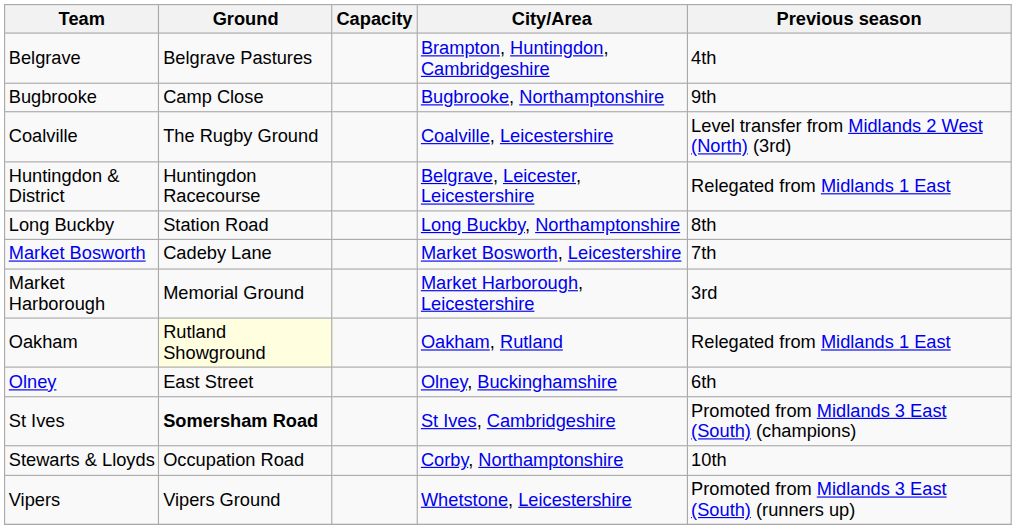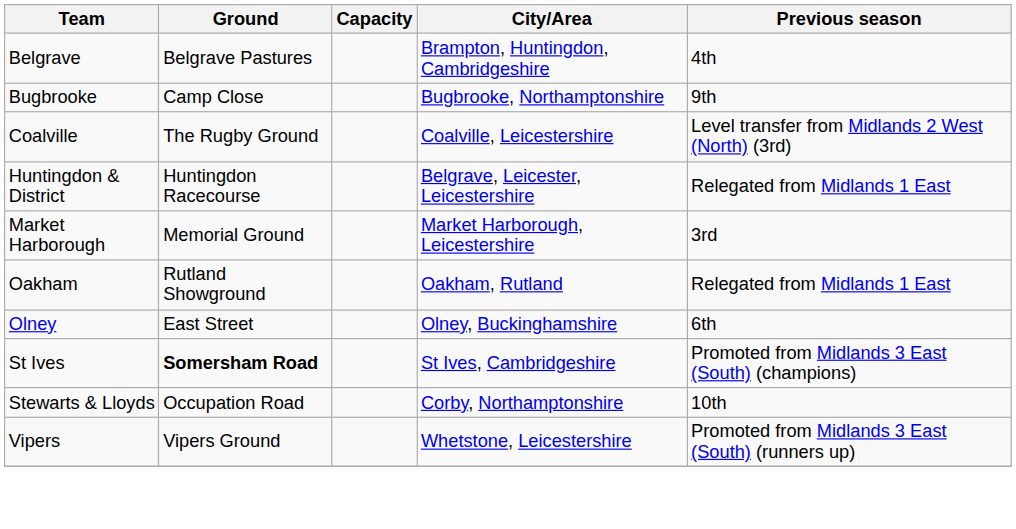- row: (62, 225)
- row: (77, 254)
(214, 342) lightyellow background -> (214, 284) no background
